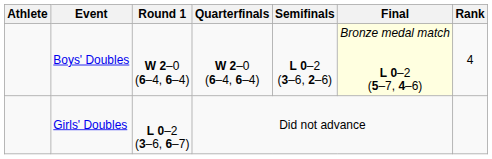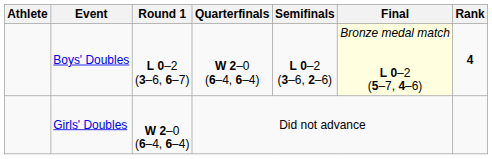(162, 73) W 2–0 (6–4, 6–4) -> (162, 73) L 0–2 (3–6, 6–7)
(470, 60) normal -> (470, 60) bold
(162, 138) L 0–2 (3–6, 6–7) -> (162, 138) W 2–0 (6–4, 6–4)
